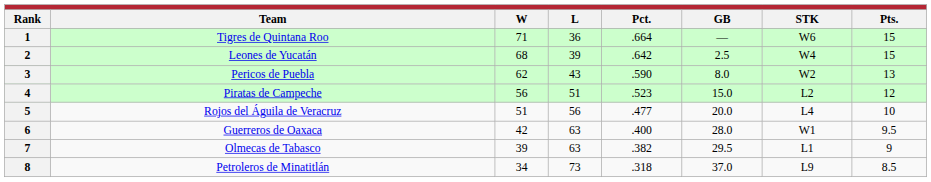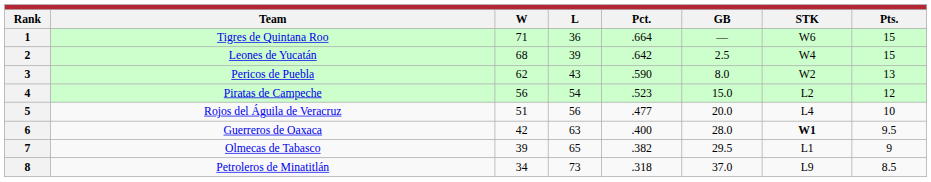(575, 93) 51 -> (575, 93) 54
(807, 130) normal -> (807, 130) bold
(575, 148) 63 -> (575, 148) 65
